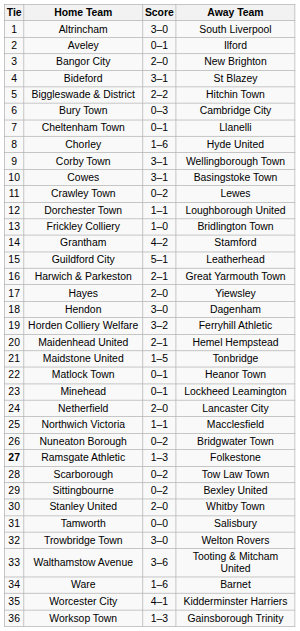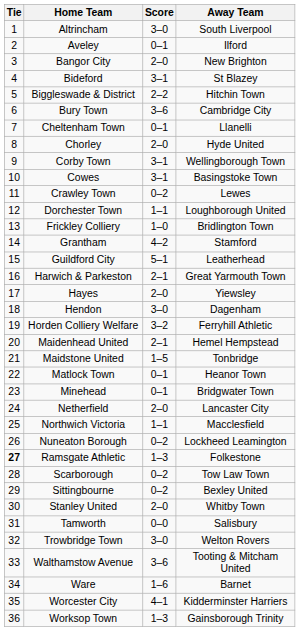(159, 111) 0–3 -> (159, 111) 3–6
(159, 144) 1–6 -> (159, 144) 2–0
(235, 392) Lockheed Leamington -> (235, 392) Bridgwater Town
(235, 441) Bridgwater Town -> (235, 441) Lockheed Leamington
